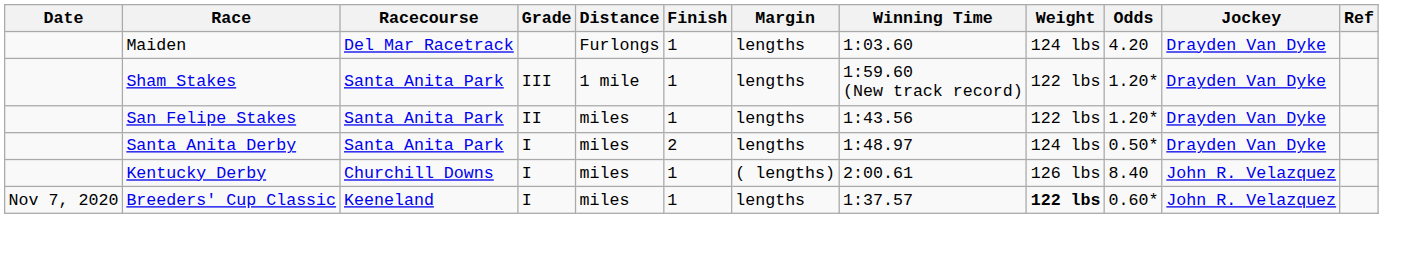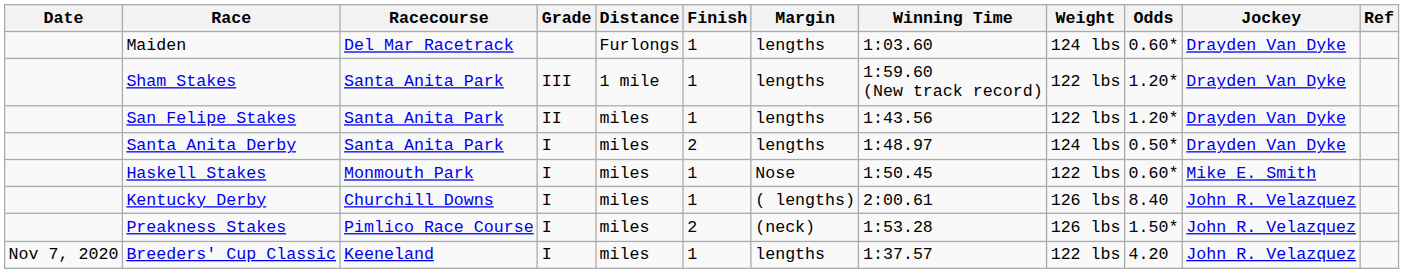(1128, 45) 4.20 -> (1153, 45) 0.60*
+ row: (196, 173)
+ row: (206, 227)
(1066, 200) bold -> (1086, 254) normal
(1133, 200) 0.60* -> (1148, 254) 4.20
